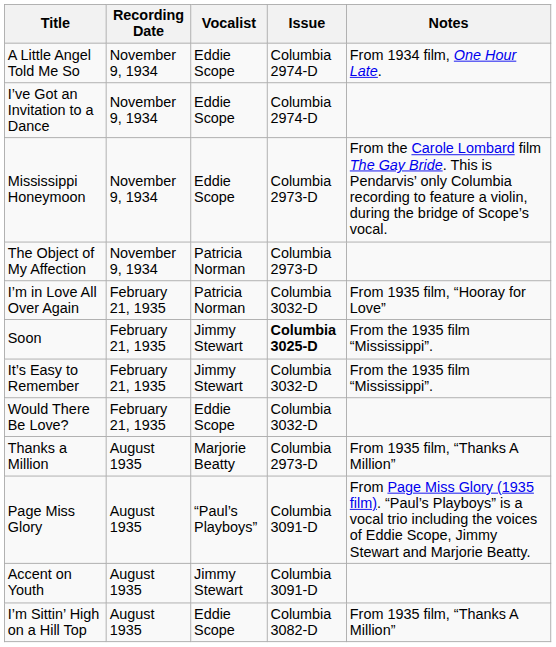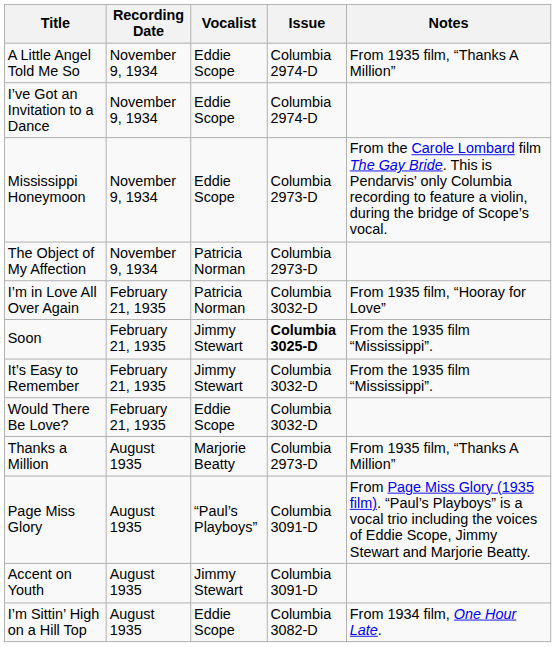(433, 63) From 1934 film, One Hour Late. -> (434, 63) From 1935 film, “Thanks A Million”
(434, 622) From 1935 film, “Thanks A Million” -> (433, 622) From 1934 film, One Hour Late.
